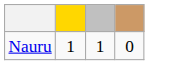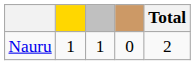+ column: (167, 18)
